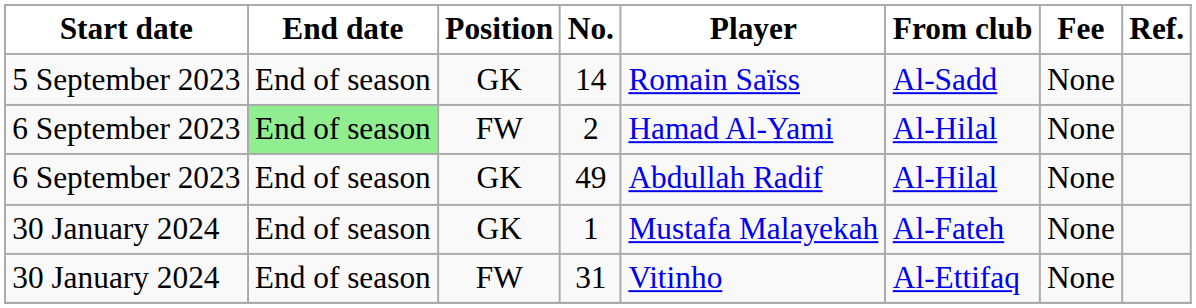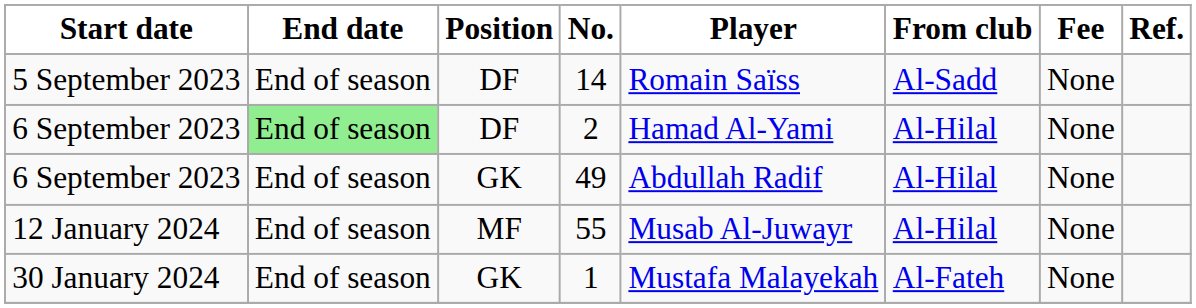(499, 79) GK -> (499, 79) DF
(499, 128) FW -> (499, 128) DF
+ row: (591, 228)
- row: (591, 278)
